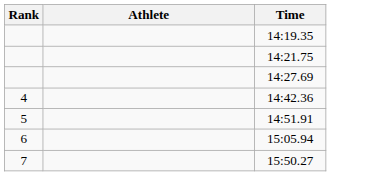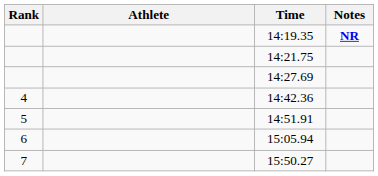+ column: (349, 14)
